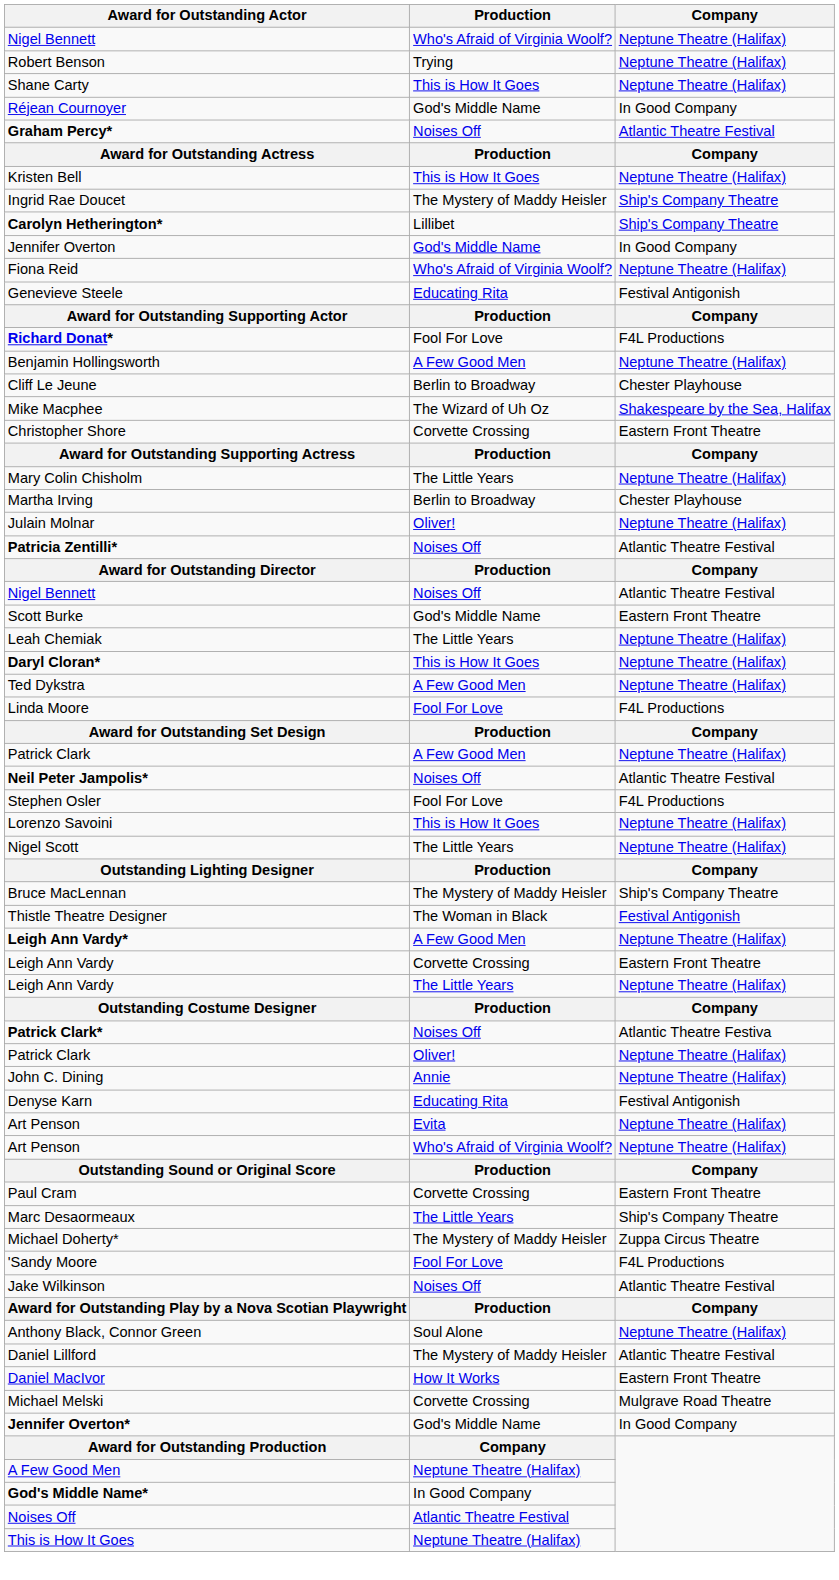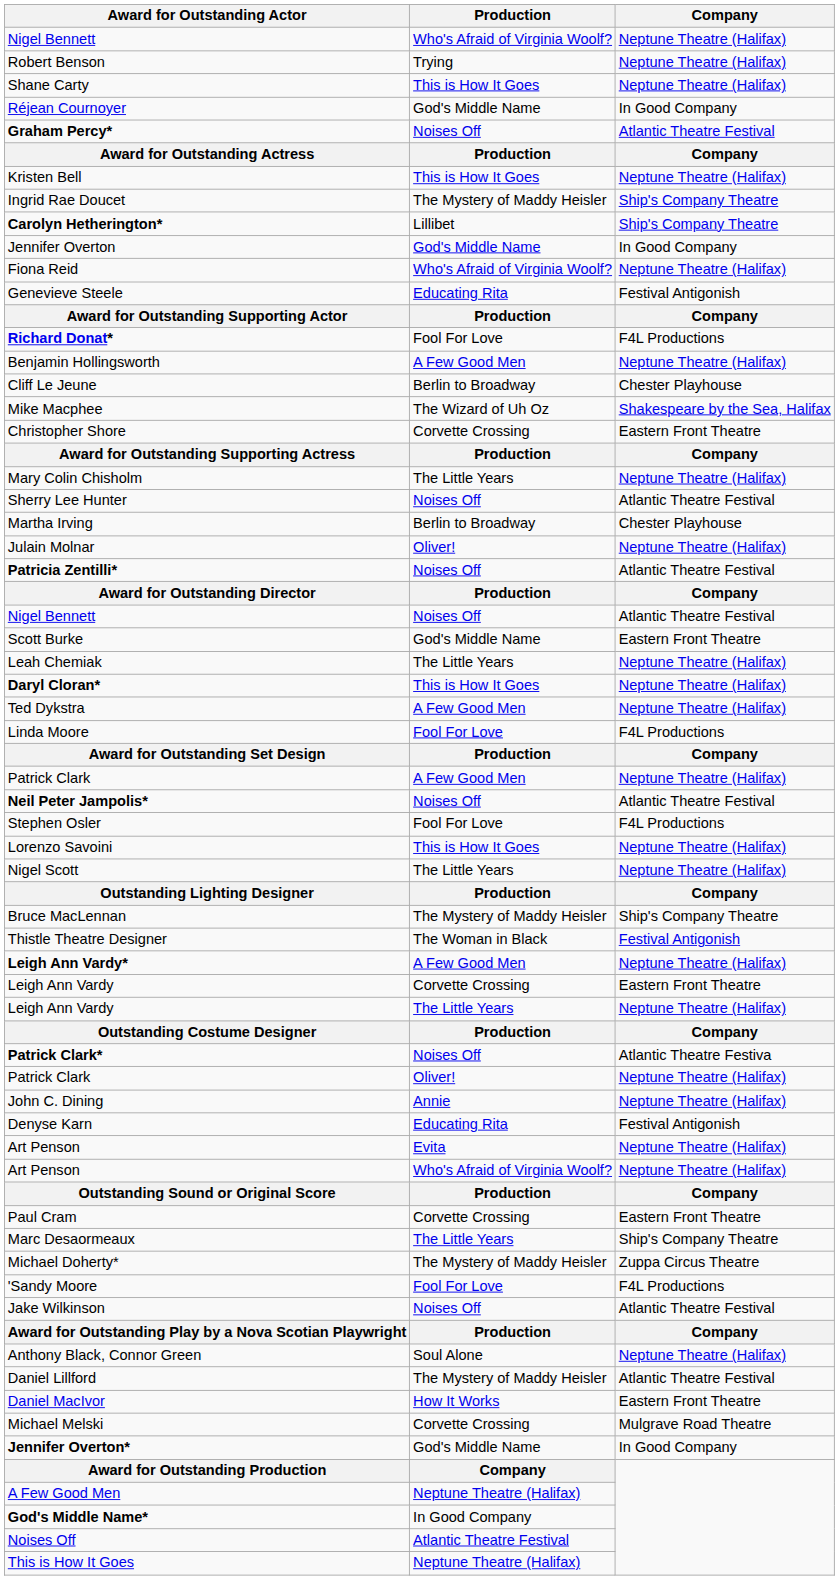+ row: (67, 500)
